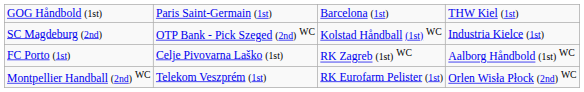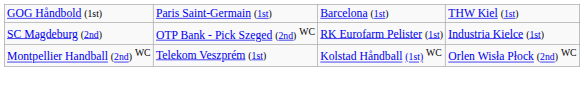(381, 33) Kolstad Håndball (1st) WC -> (382, 33) RK Eurofarm Pelister (1st)
- row: (39, 55)
(382, 77) RK Eurofarm Pelister (1st) -> (381, 55) Kolstad Håndball (1st) WC
